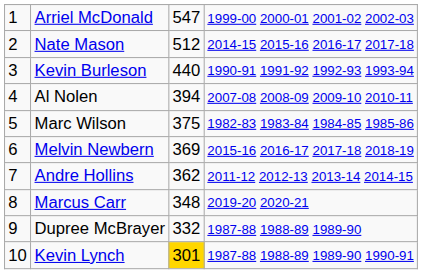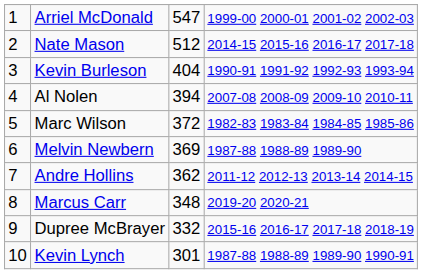(186, 70) 440 -> (186, 70) 404
(186, 123) 375 -> (186, 123) 372
(311, 150) 2015-16 2016-17 2017-18 2018-19 -> (284, 150) 1987-88 1988-89 1989-90
(284, 229) 1987-88 1988-89 1989-90 -> (311, 229) 2015-16 2016-17 2017-18 2018-19
(186, 255) gold background -> (186, 255) no background
